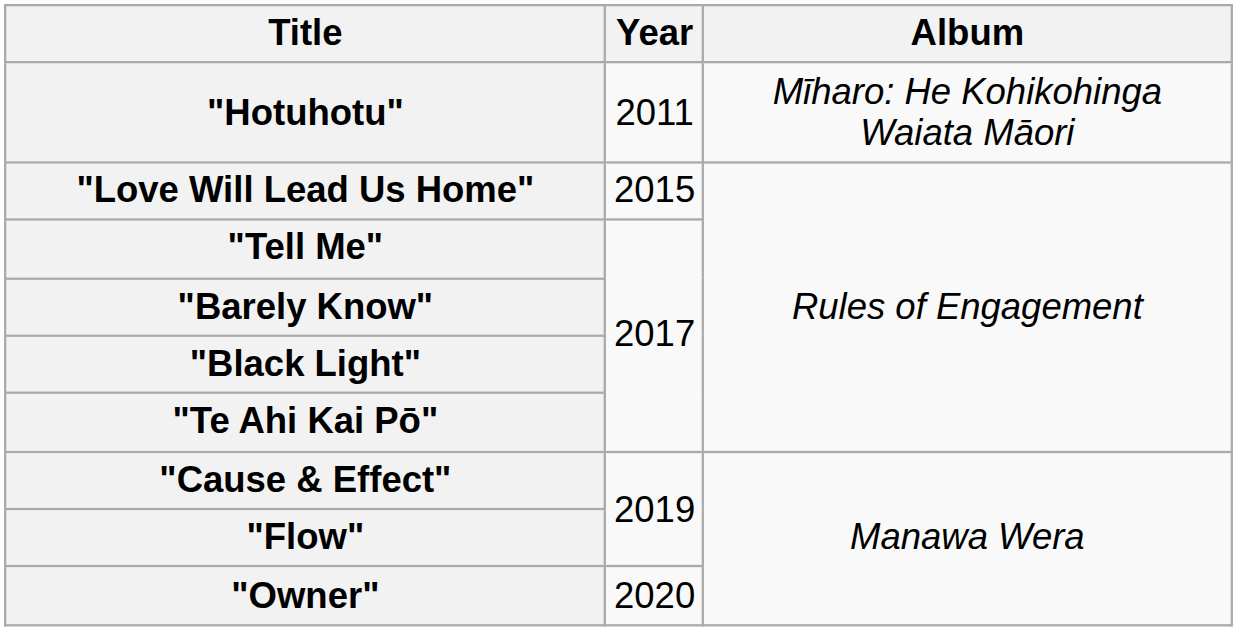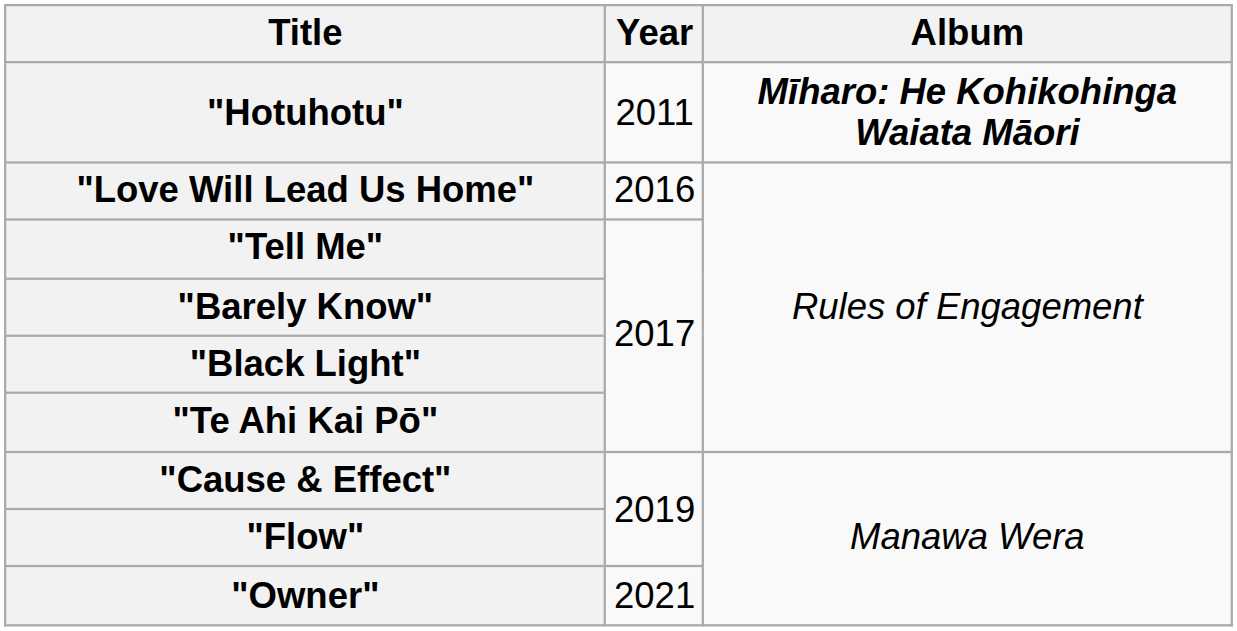(967, 111) normal -> (967, 111) bold
(655, 190) 2015 -> (655, 190) 2016
(655, 595) 2020 -> (655, 595) 2021
